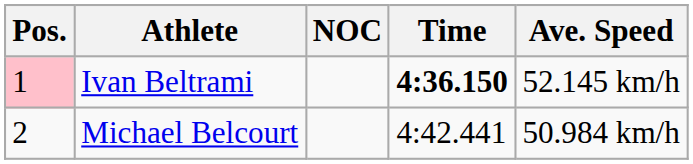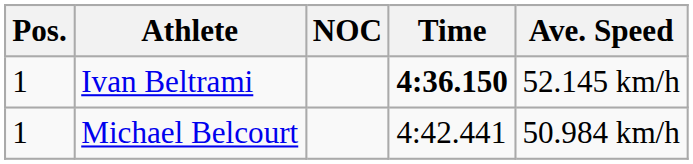(20, 81) pink background -> (20, 81) no background
(20, 133) 2 -> (20, 133) 1
